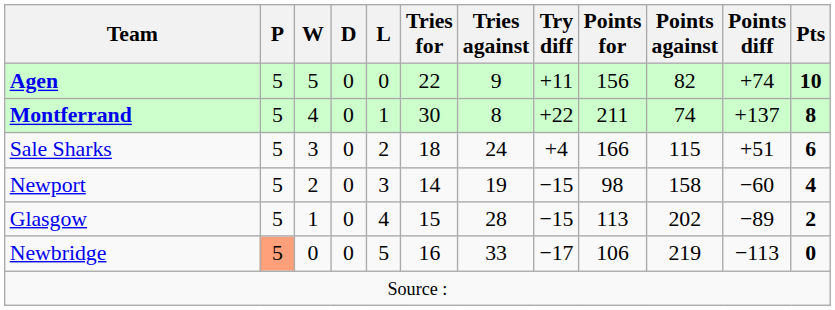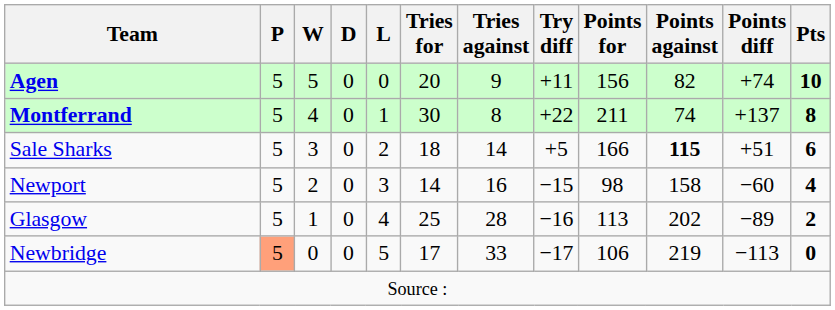(429, 80) 22 -> (429, 80) 20
(496, 149) 24 -> (496, 149) 14
(556, 149) +4 -> (556, 149) +5
(685, 149) normal -> (685, 149) bold
(496, 184) 19 -> (496, 184) 16
(429, 218) 15 -> (429, 218) 25
(556, 218) −15 -> (556, 218) −16
(429, 253) 16 -> (429, 253) 17
